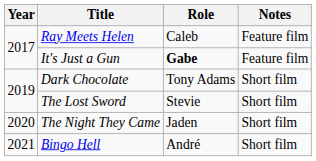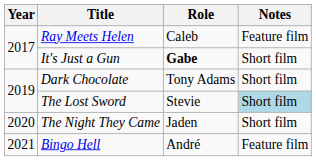(275, 58) Feature film -> (269, 58) Short film
(269, 101) no background -> (269, 101) lightblue background
(269, 144) Short film -> (275, 144) Feature film
